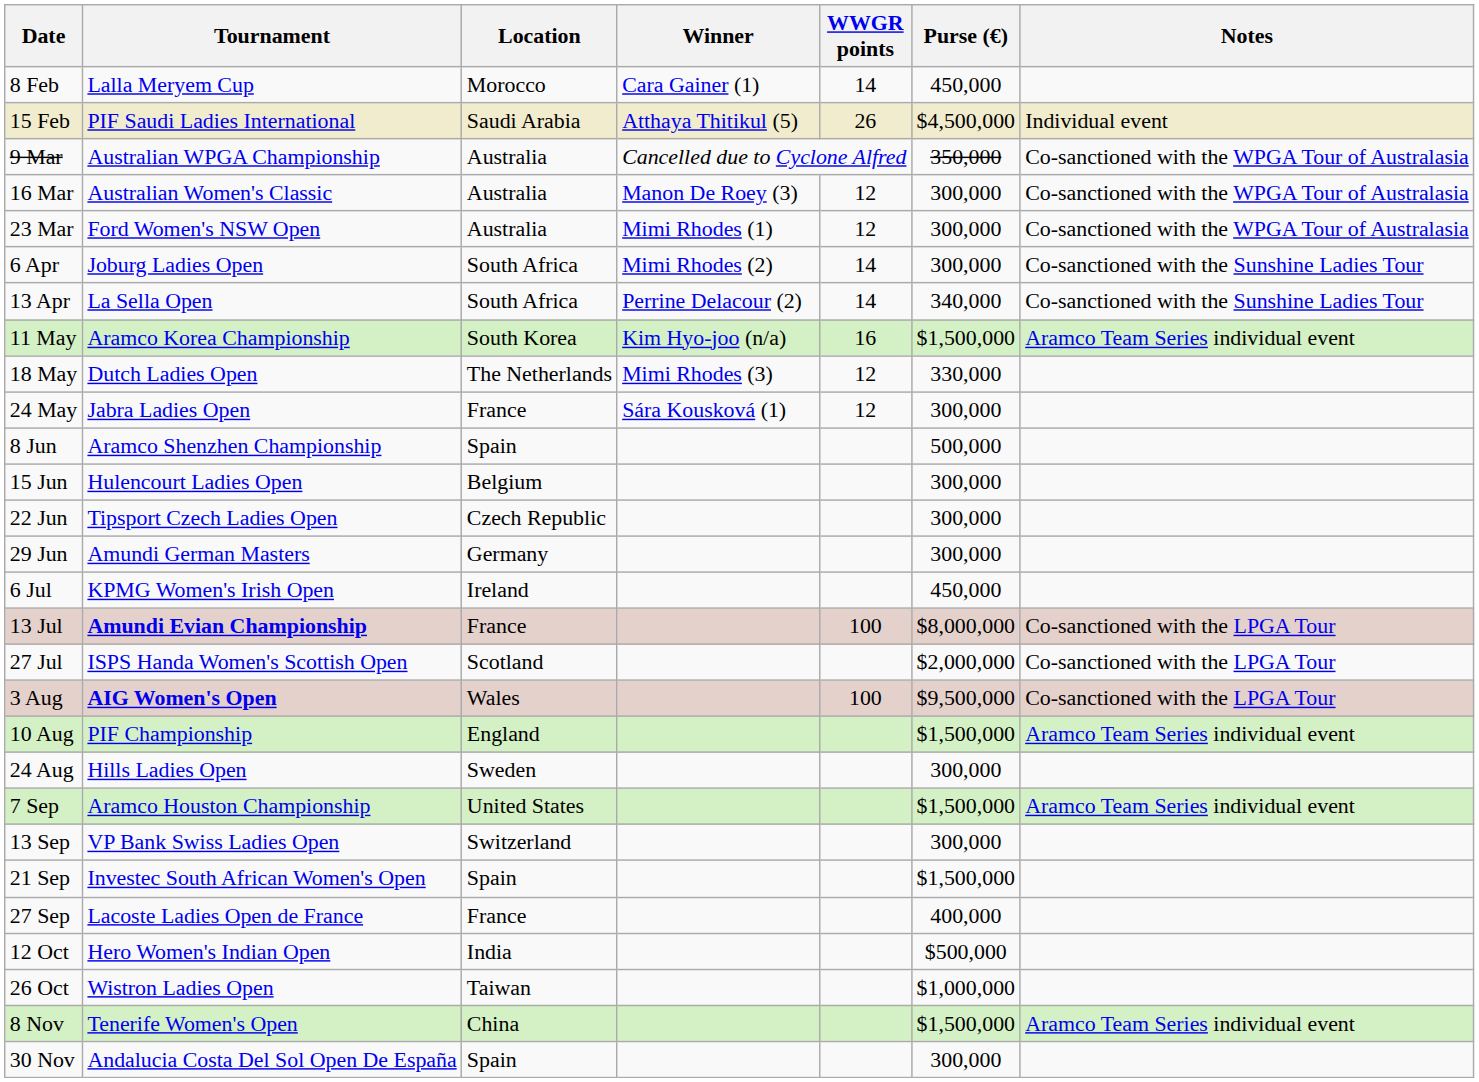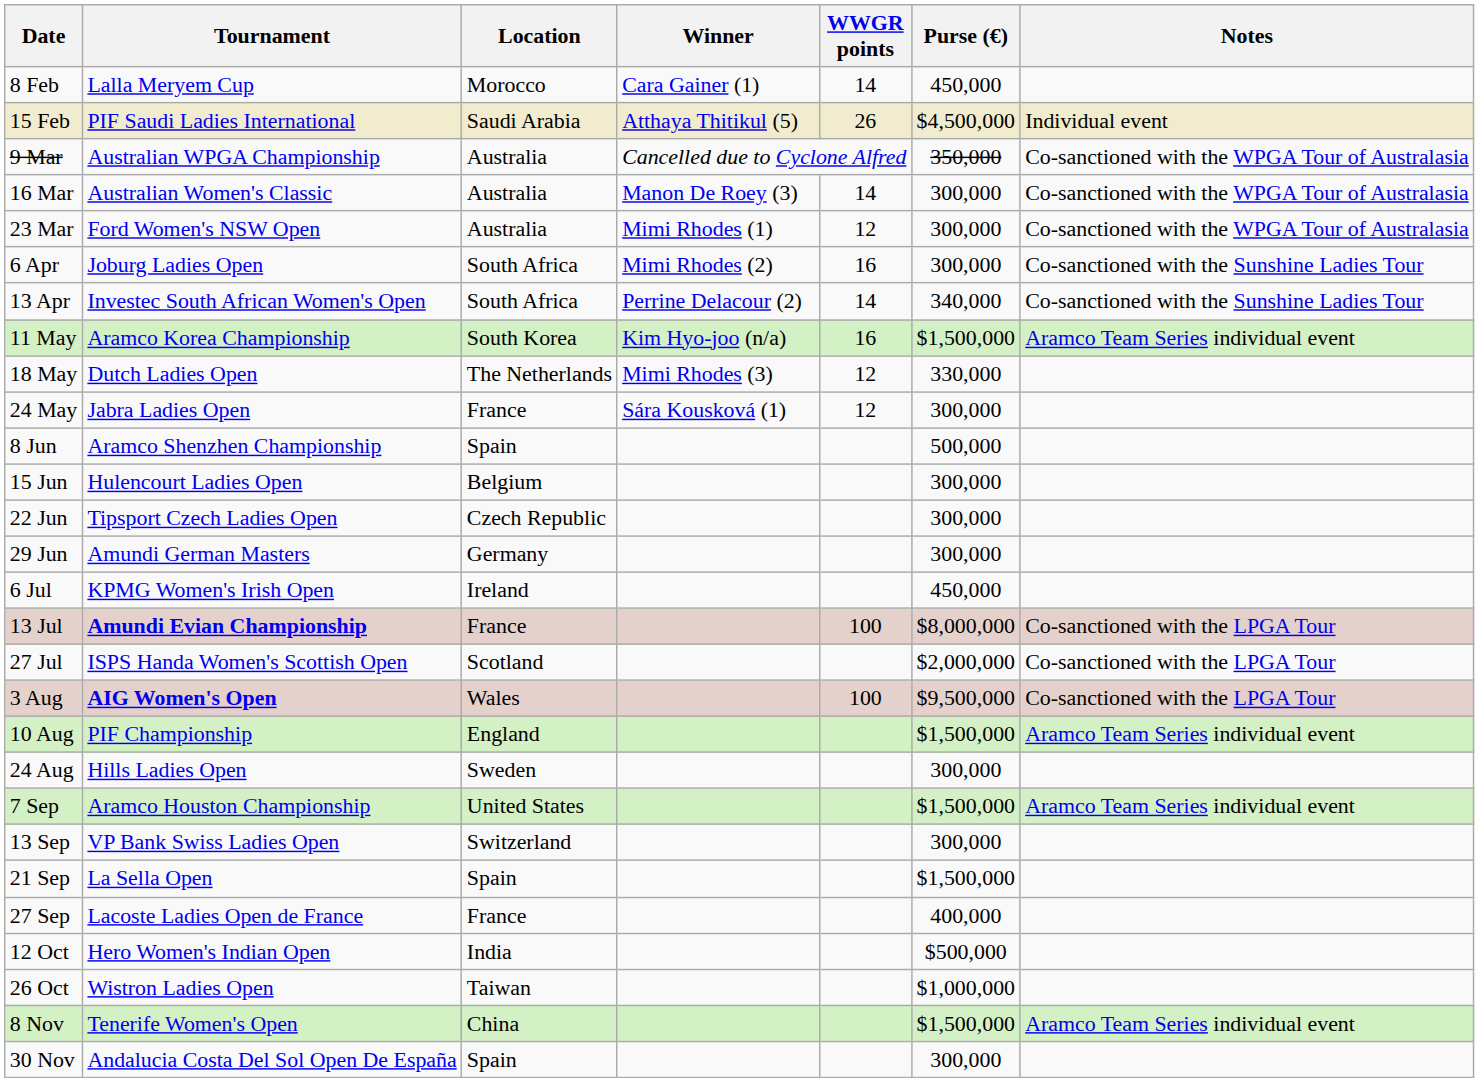(865, 193) 12 -> (865, 193) 14
(865, 265) 14 -> (865, 265) 16
(150, 301) La Sella Open -> (257, 301) Investec South African Women's Open
(257, 878) Investec South African Women's Open -> (150, 878) La Sella Open
